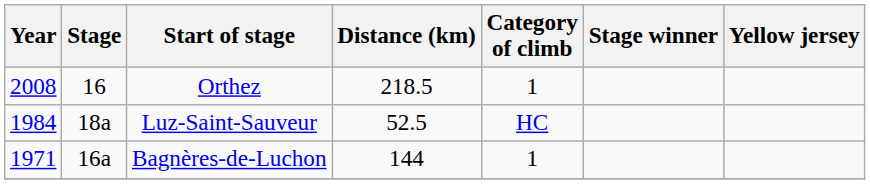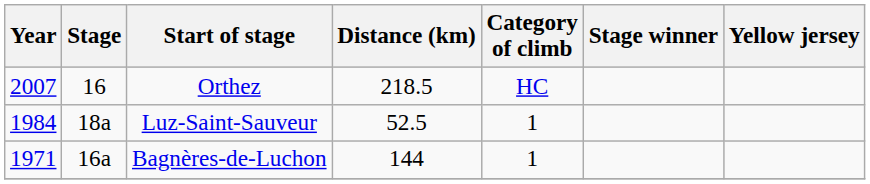(33, 85) 2008 -> (33, 85) 2007
(532, 85) 1 -> (532, 85) HC
(532, 122) HC -> (532, 122) 1
